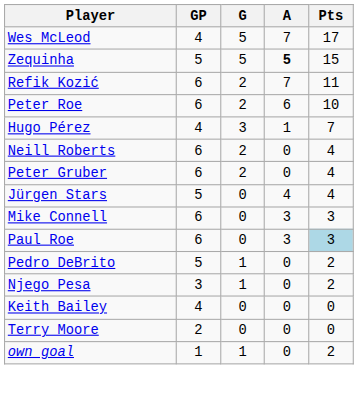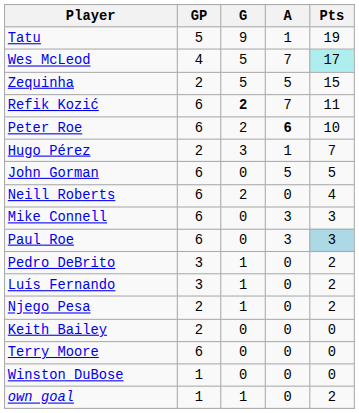+ row: (24, 38)
(331, 38) no background -> (332, 61) paleturquoise background
(198, 61) 5 -> (199, 83) 2
(287, 61) bold -> (288, 83) normal
(243, 83) normal -> (243, 106) bold
(287, 106) normal -> (288, 128) bold
(198, 128) 4 -> (199, 151) 2
+ row: (53, 173)
- row: (57, 173)
- row: (57, 195)
(198, 263) 5 -> (199, 263) 3
+ row: (62, 285)
(198, 285) 3 -> (199, 308) 2
(198, 308) 4 -> (199, 330) 2
(198, 330) 2 -> (199, 353) 6
+ row: (66, 375)
